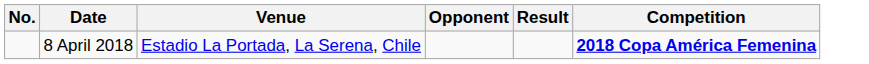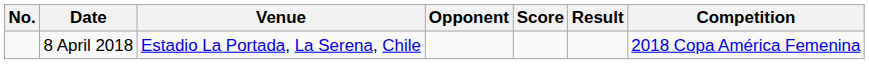+ column: (540, 17)
(696, 44) bold -> (746, 44) normal
